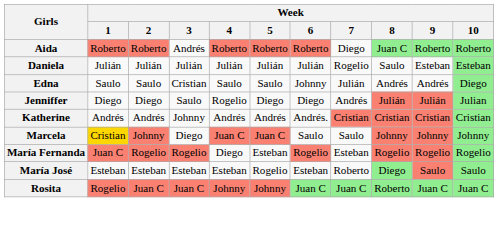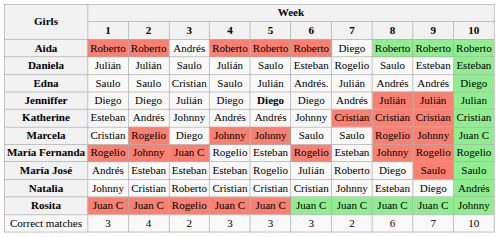(392, 48) Juan C -> (393, 48) Roberto
(189, 65) Julián -> (189, 65) Saulo
(270, 65) Julián -> (271, 65) Saulo
(311, 65) Julián -> (311, 65) Esteban
(270, 83) Saulo -> (271, 83) Julián
(311, 83) Johnny -> (311, 83) Andrés.
(189, 100) Saulo -> (189, 100) Julián
(229, 100) Rogelio -> (230, 100) Diego
(270, 100) normal -> (271, 100) bold
(108, 118) Andrés -> (108, 118) Esteban
(311, 118) Andrés. -> (311, 118) Johnny
(108, 135) gold background -> (108, 135) no background
(149, 135) Johnny -> (149, 135) Rogelio
(229, 135) Juan C -> (230, 135) Johnny
(270, 135) Juan C -> (271, 135) Johnny
(392, 135) Johnny -> (393, 135) Rogelio
(473, 135) Johnny -> (474, 135) Juan C
(108, 153) Juan C -> (108, 153) Rogelio
(149, 153) Rogelio -> (149, 153) Johnny
(189, 153) Rogelio -> (189, 153) Juan C
(229, 153) Diego -> (230, 153) Rogelio
(392, 153) Rogelio -> (393, 153) Johnny
(108, 170) Esteban -> (108, 170) Andrés
(311, 170) Esteban -> (311, 170) Julián
(392, 170) lightgreen background -> (393, 170) no background
+ row: (46, 188)
(108, 188) Rogelio -> (108, 205) Juan C
(189, 188) Juan C -> (189, 205) Rogelio
(229, 188) Johnny -> (230, 205) Juan C
(270, 188) Johnny -> (271, 205) Juan C
(392, 188) Roberto -> (393, 205) Juan C
(473, 188) Juan C -> (474, 205) Johnny
+ row: (46, 223)
